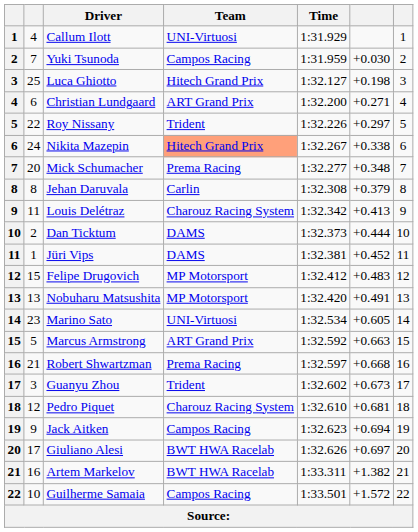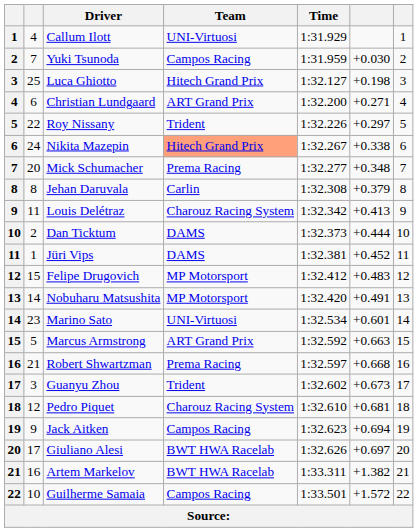(34, 297) 13 -> (34, 297) 14
(372, 319) +0.605 -> (372, 319) +0.601
